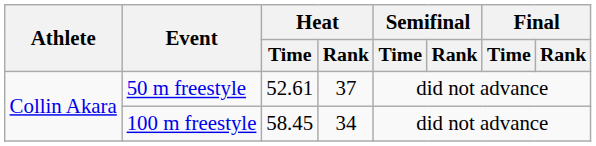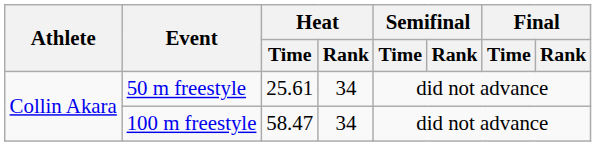(290, 89) 52.61 -> (290, 89) 25.61
(346, 89) 37 -> (346, 89) 34
(290, 123) 58.45 -> (290, 123) 58.47
